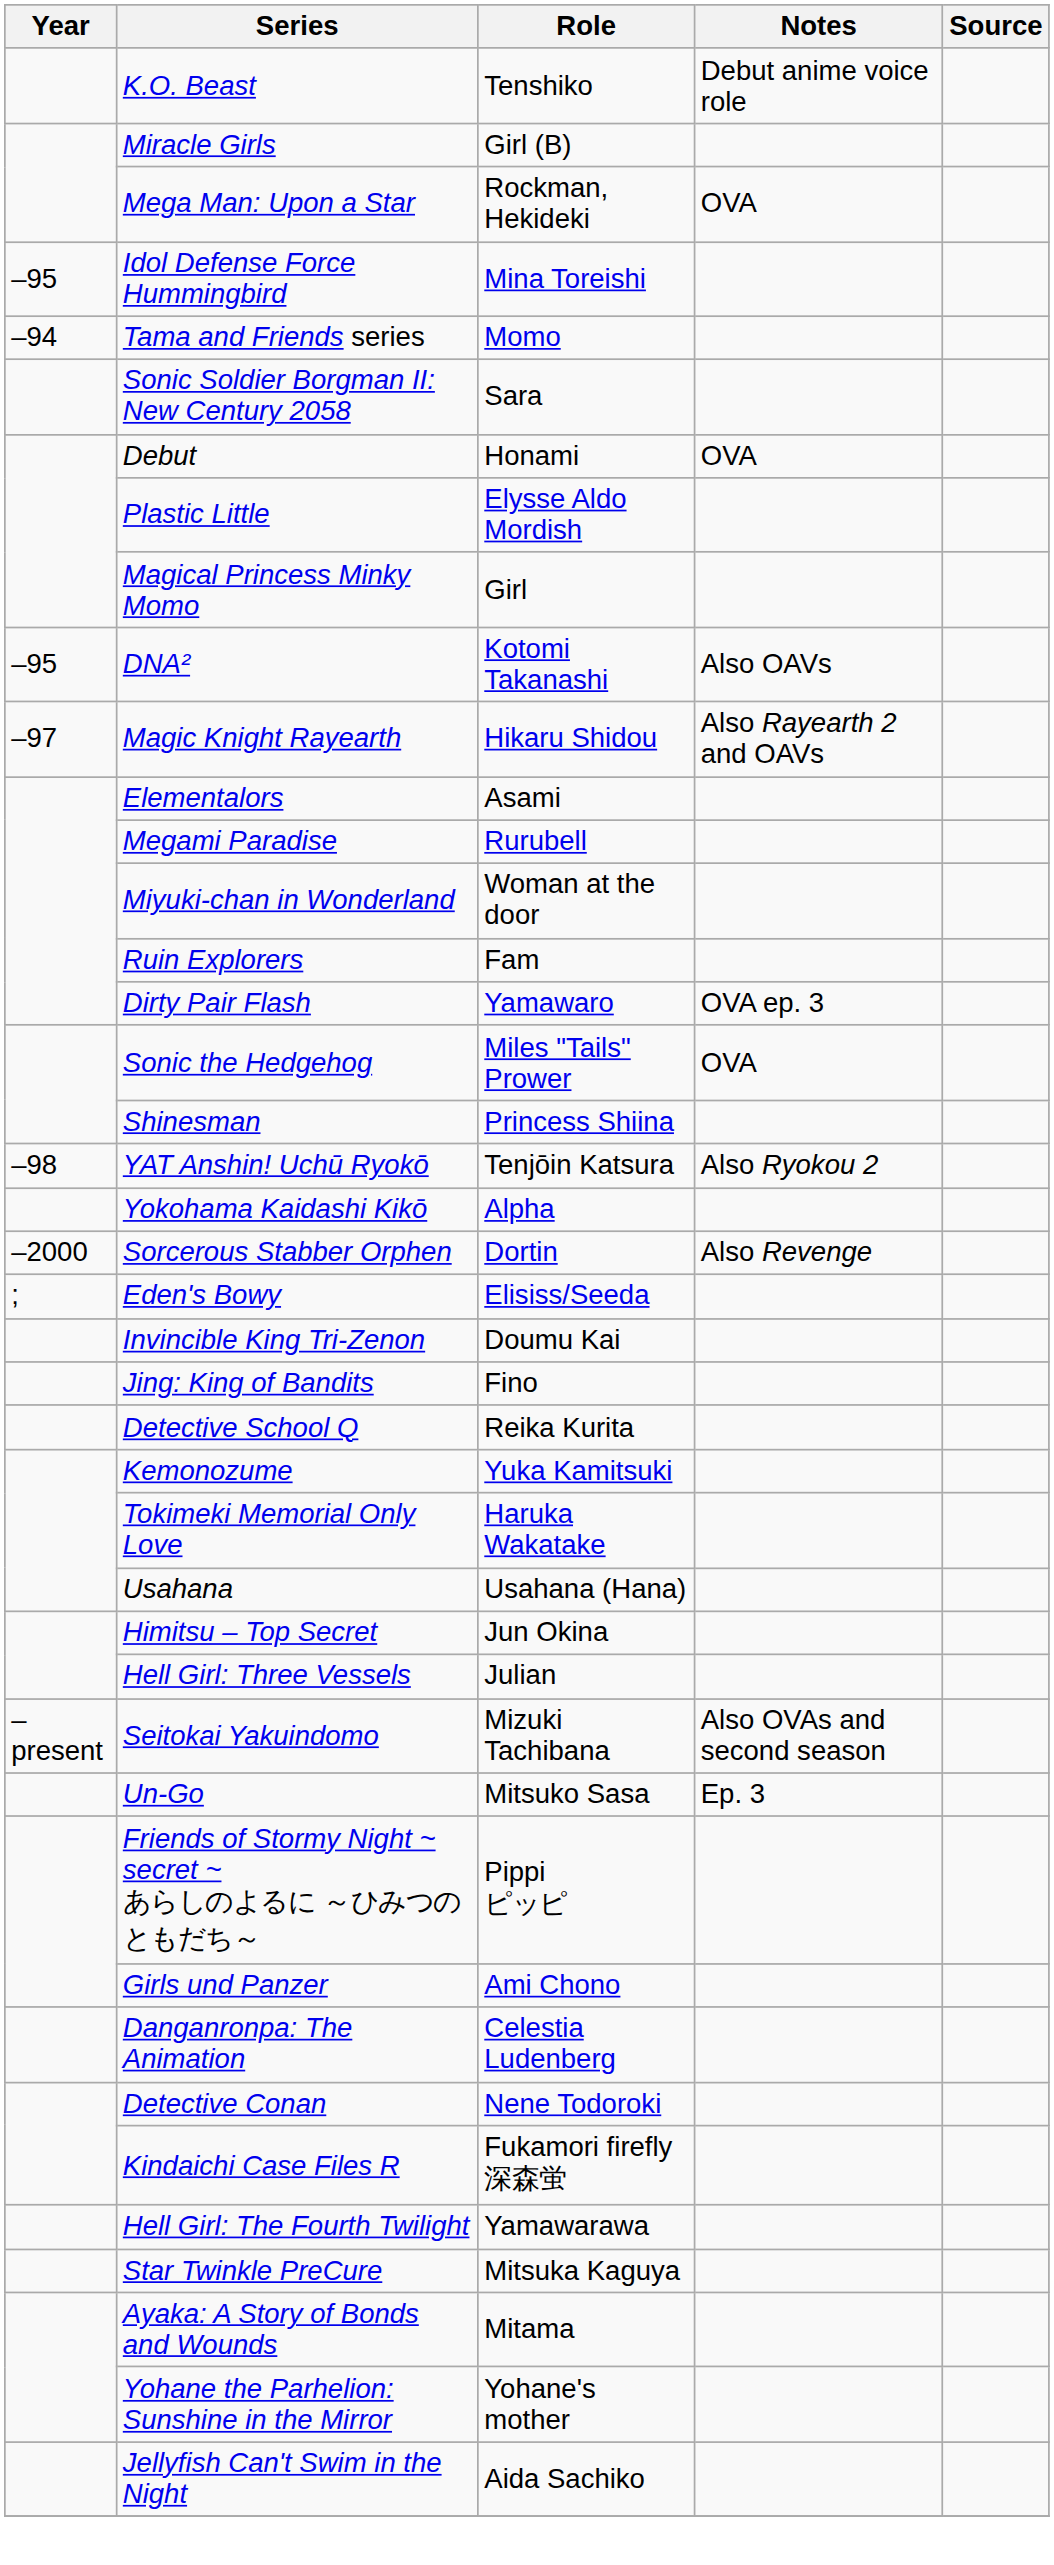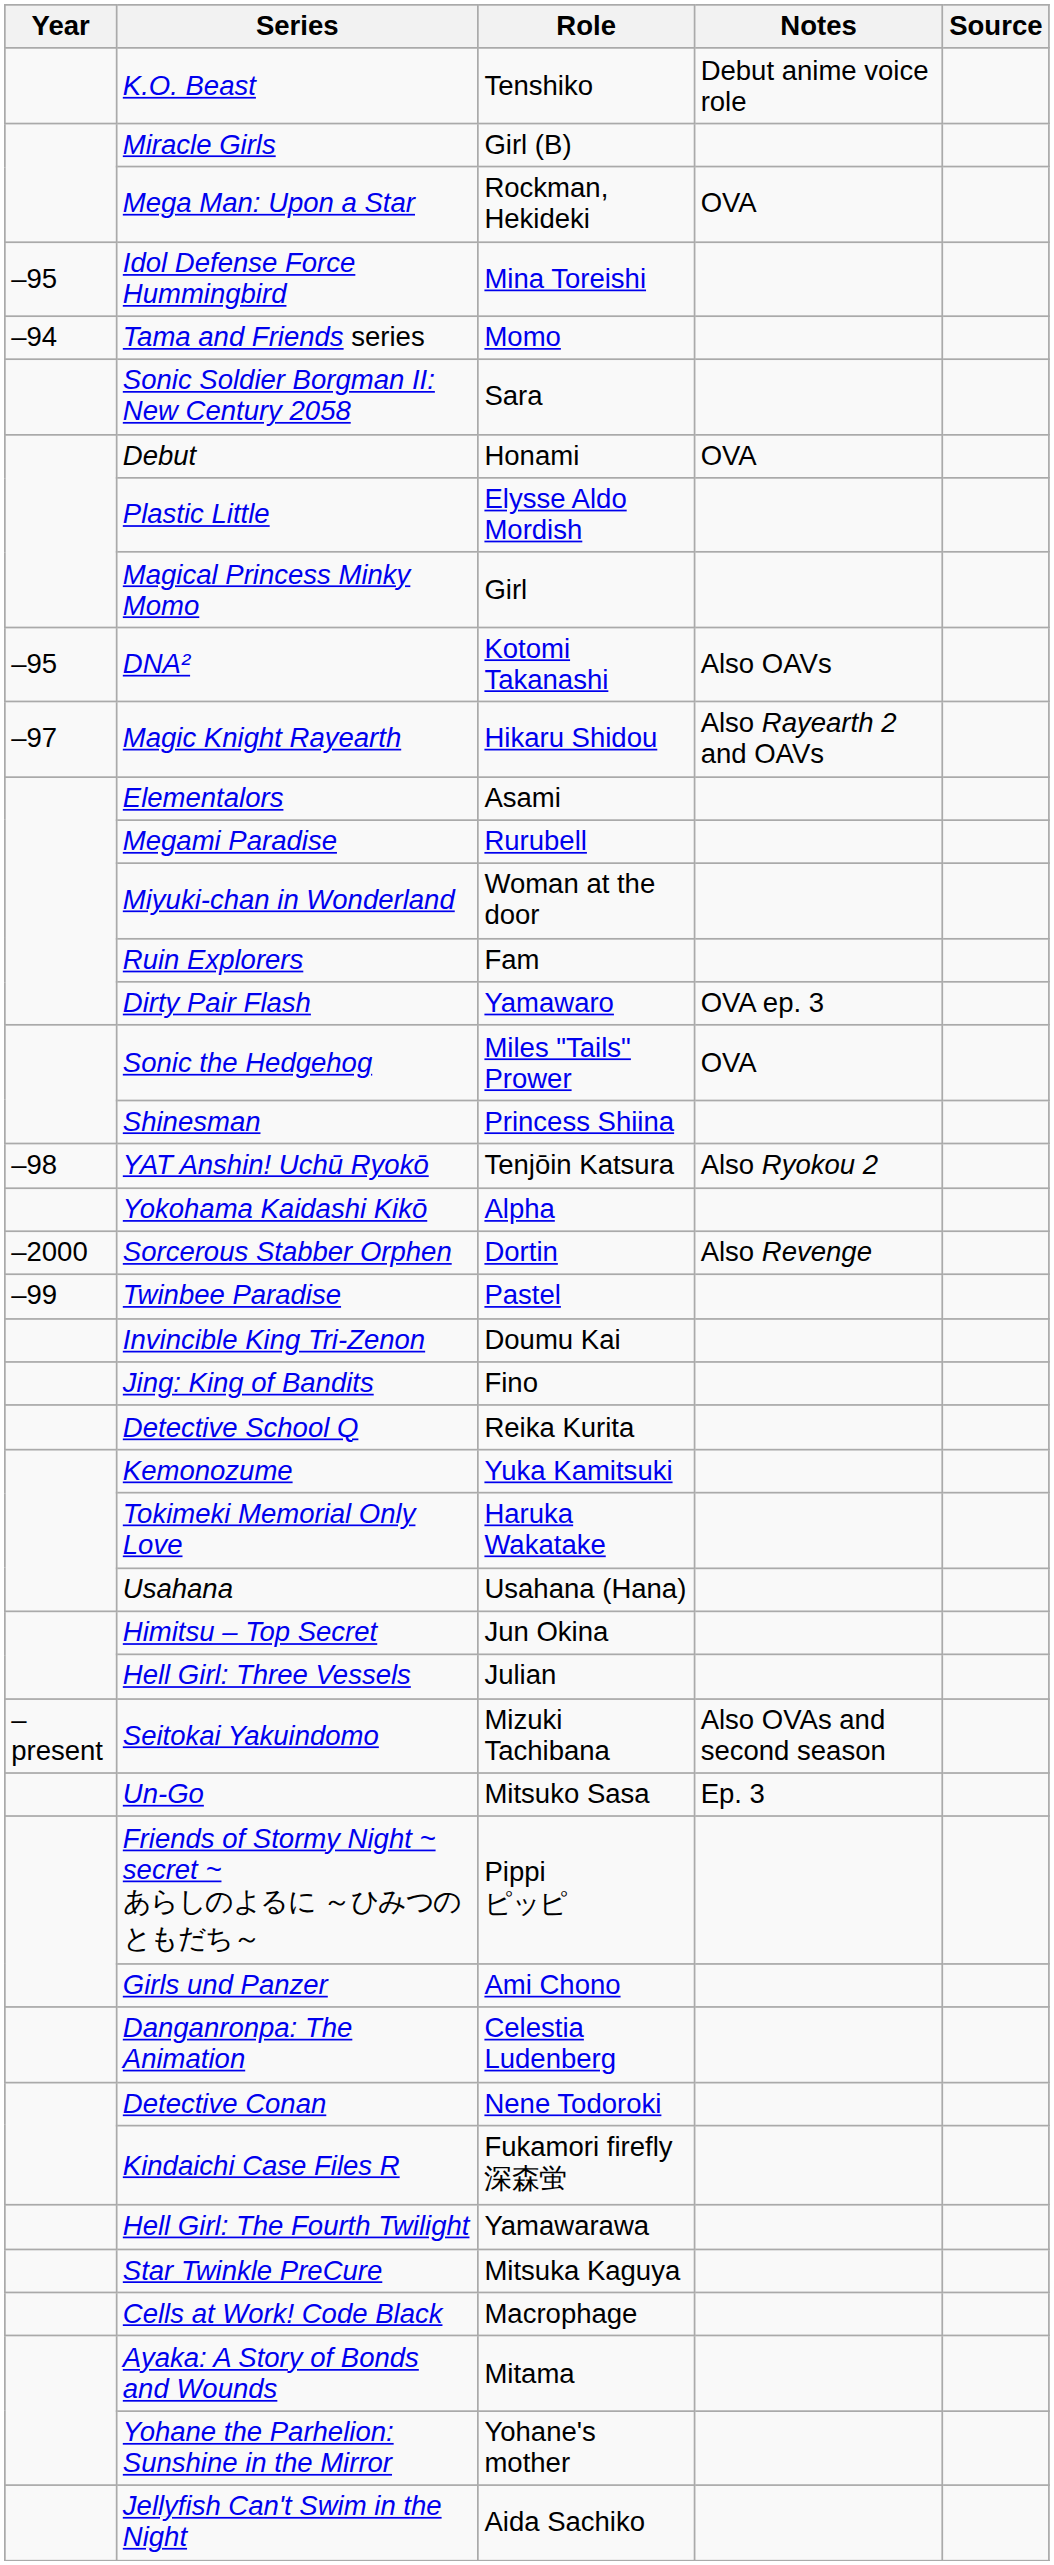+ row: (232, 1296)
- row: (202, 1296)
+ row: (283, 2313)
